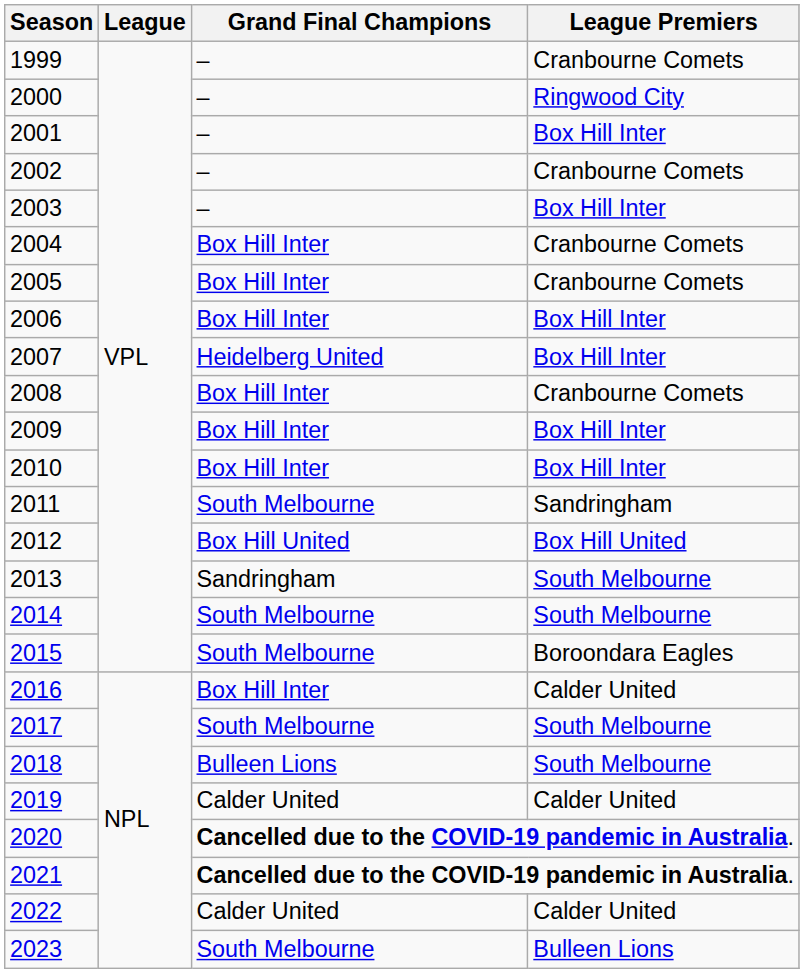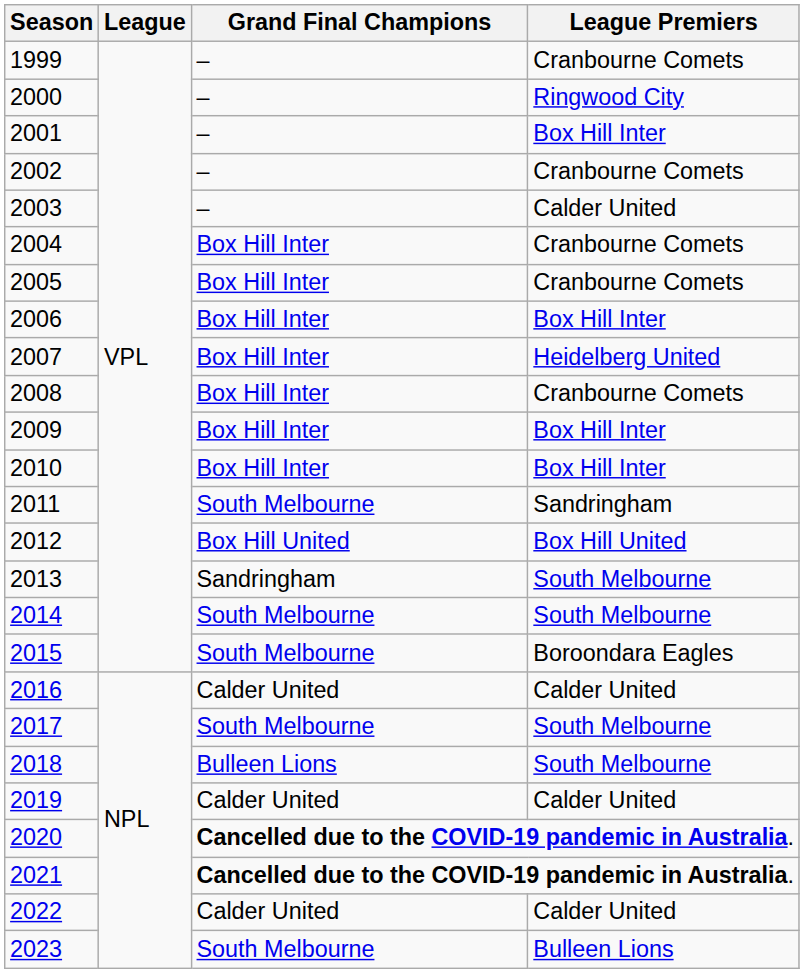(600, 208) Box Hill Inter -> (605, 208) Calder United
(290, 356) Heidelberg United -> (263, 356) Box Hill Inter
(600, 356) Box Hill Inter -> (627, 356) Heidelberg United
(263, 689) Box Hill Inter -> (268, 689) Calder United
